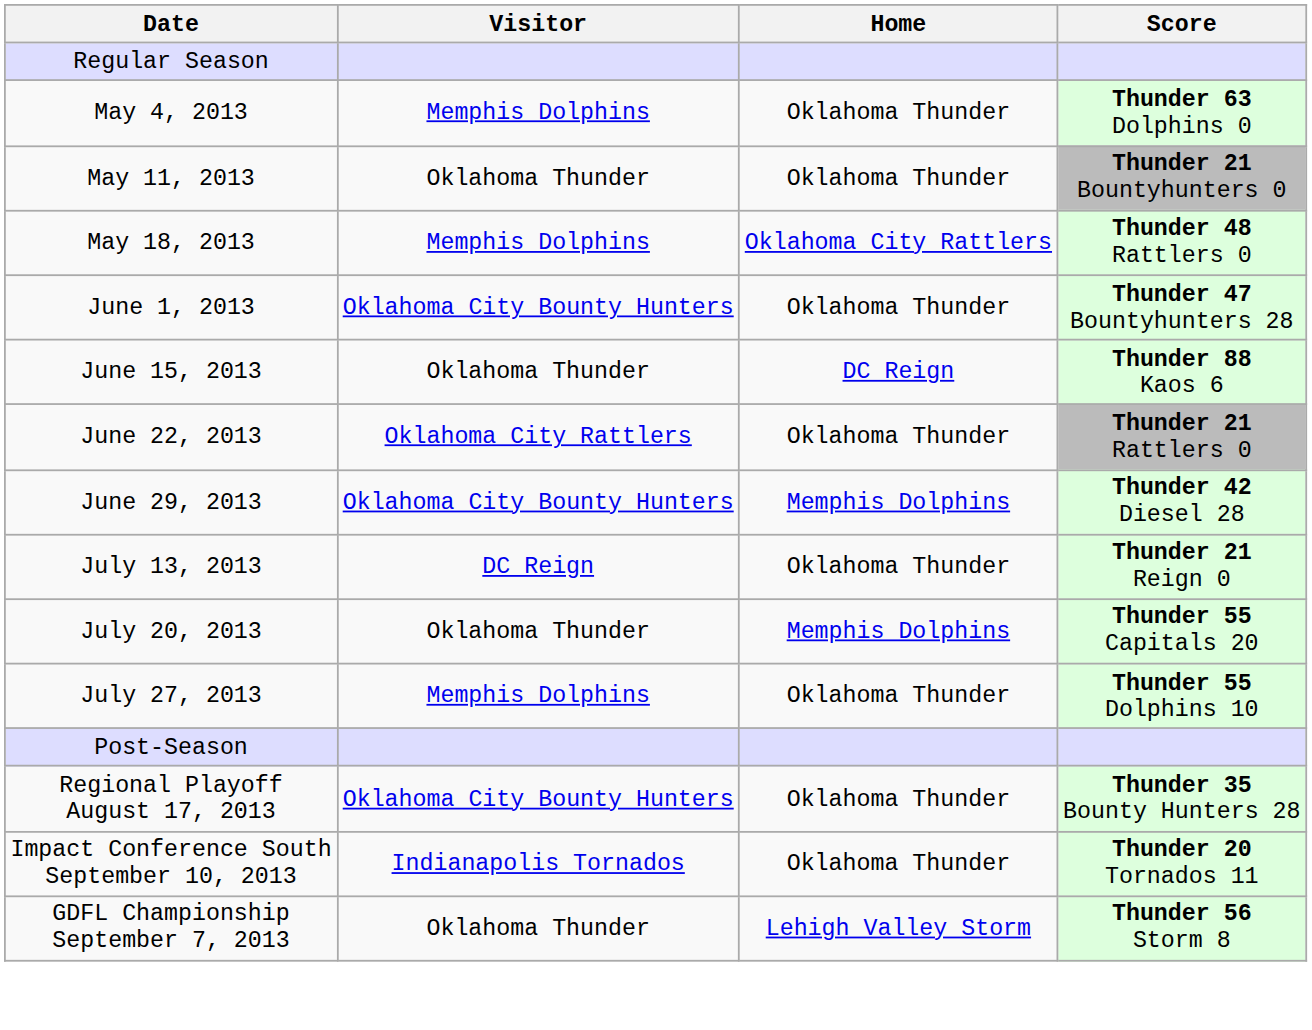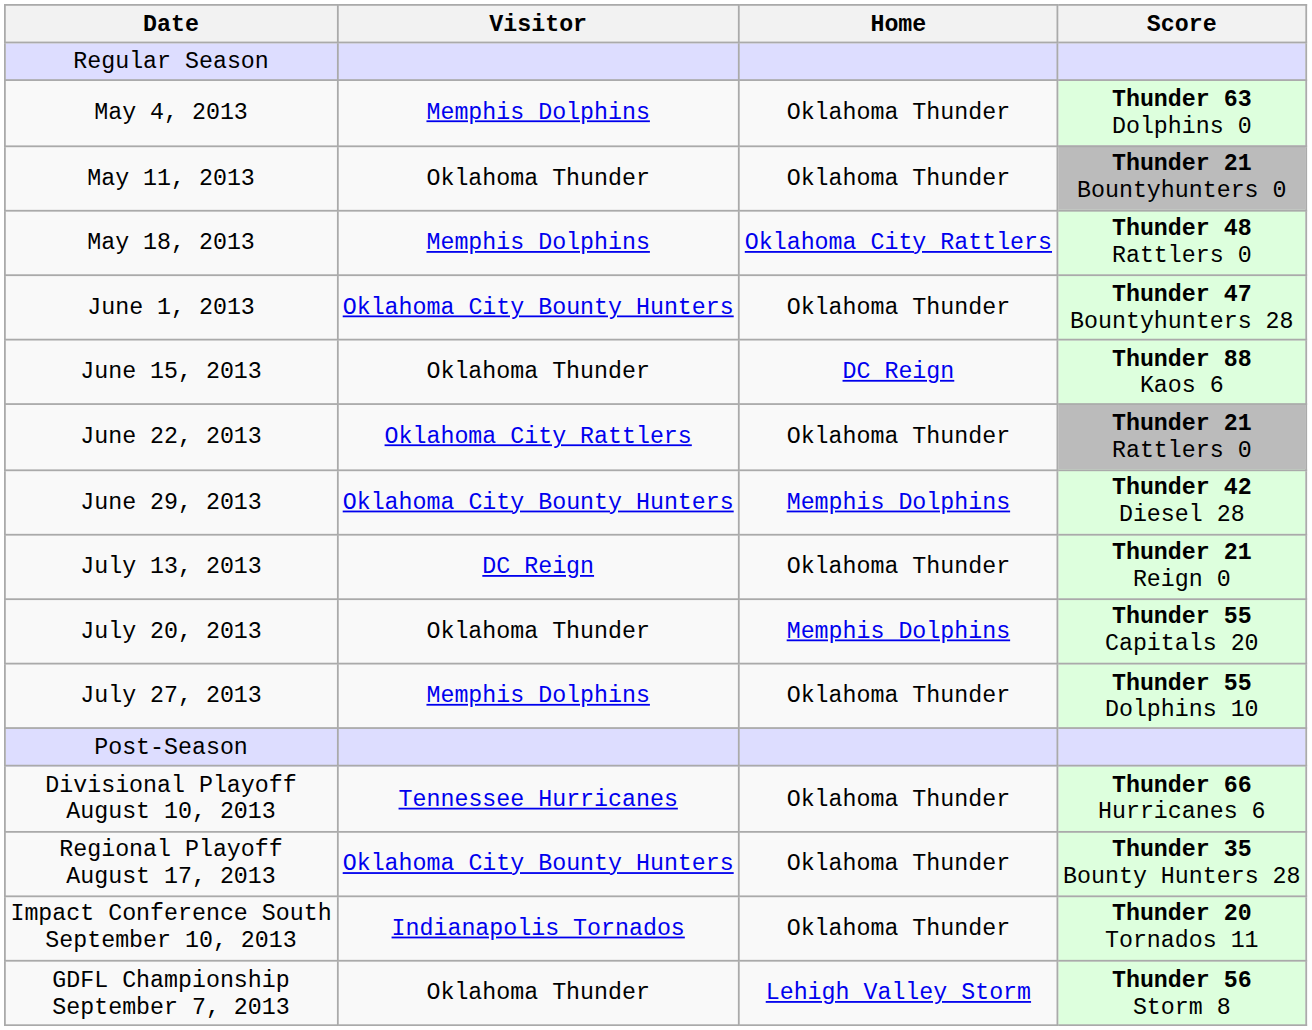+ row: (171, 799)
